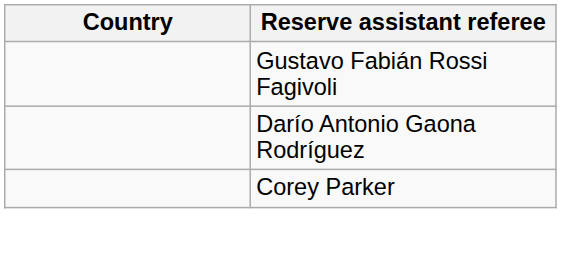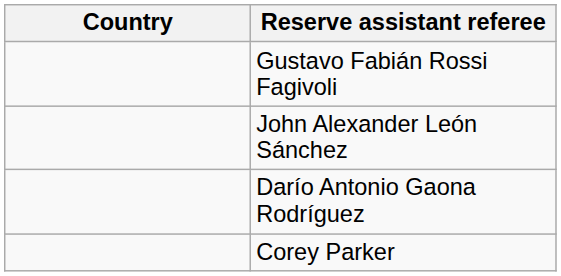+ row: (367, 137)
